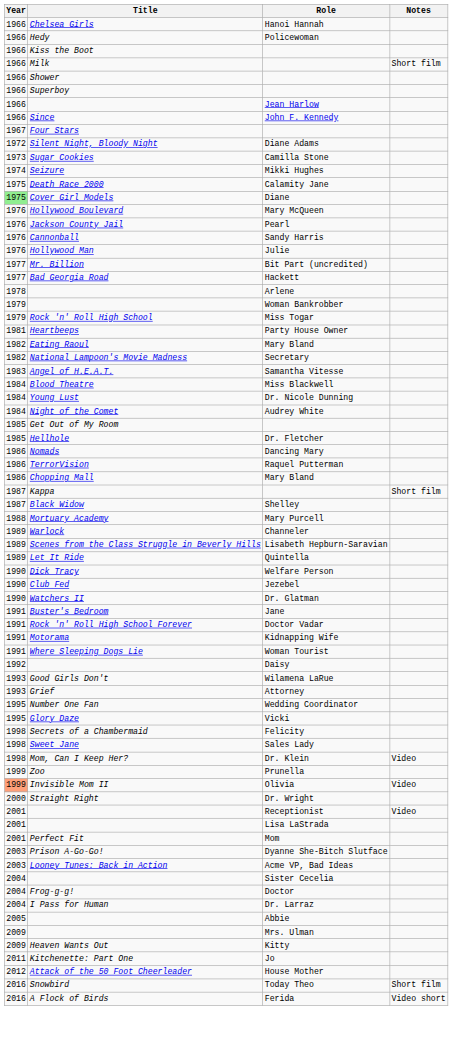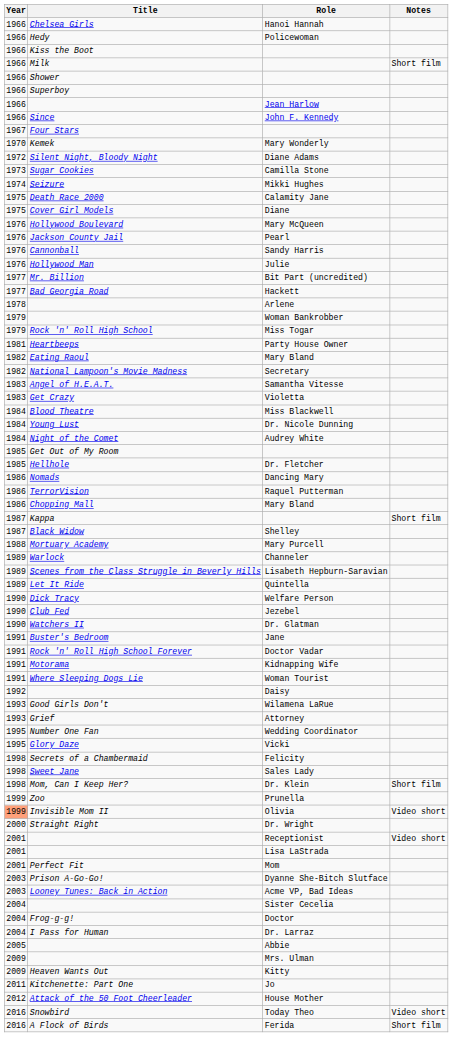+ row: (42, 144)
(16, 198) lightgreen background -> (16, 211) no background
+ row: (52, 398)
(404, 758) Video -> (416, 785) Short film
(404, 785) Video -> (419, 812) Video short
(404, 812) Video -> (419, 839) Video short
(416, 985) Short film -> (419, 1012) Video short
(419, 999) Video short -> (416, 1025) Short film
